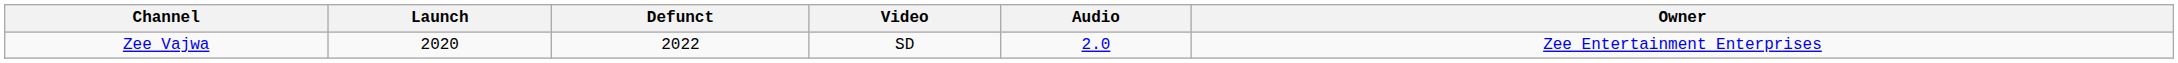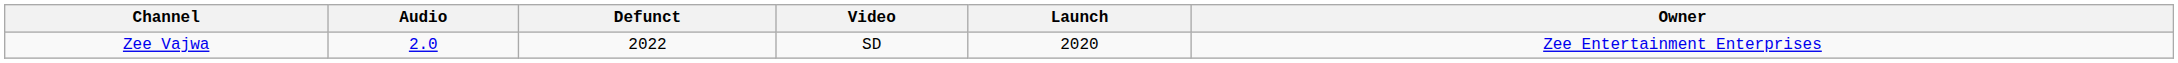columns swapped: (440, 18) <-> (1096, 18)
